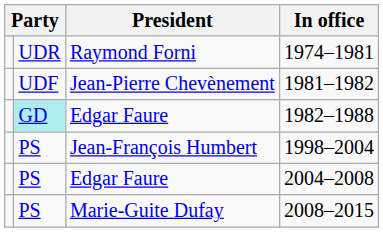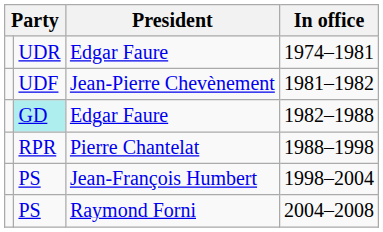(133, 52) Raymond Forni -> (119, 52) Edgar Faure
+ row: (329, 147)
(119, 178) Edgar Faure -> (133, 210) Raymond Forni
- row: (329, 210)
